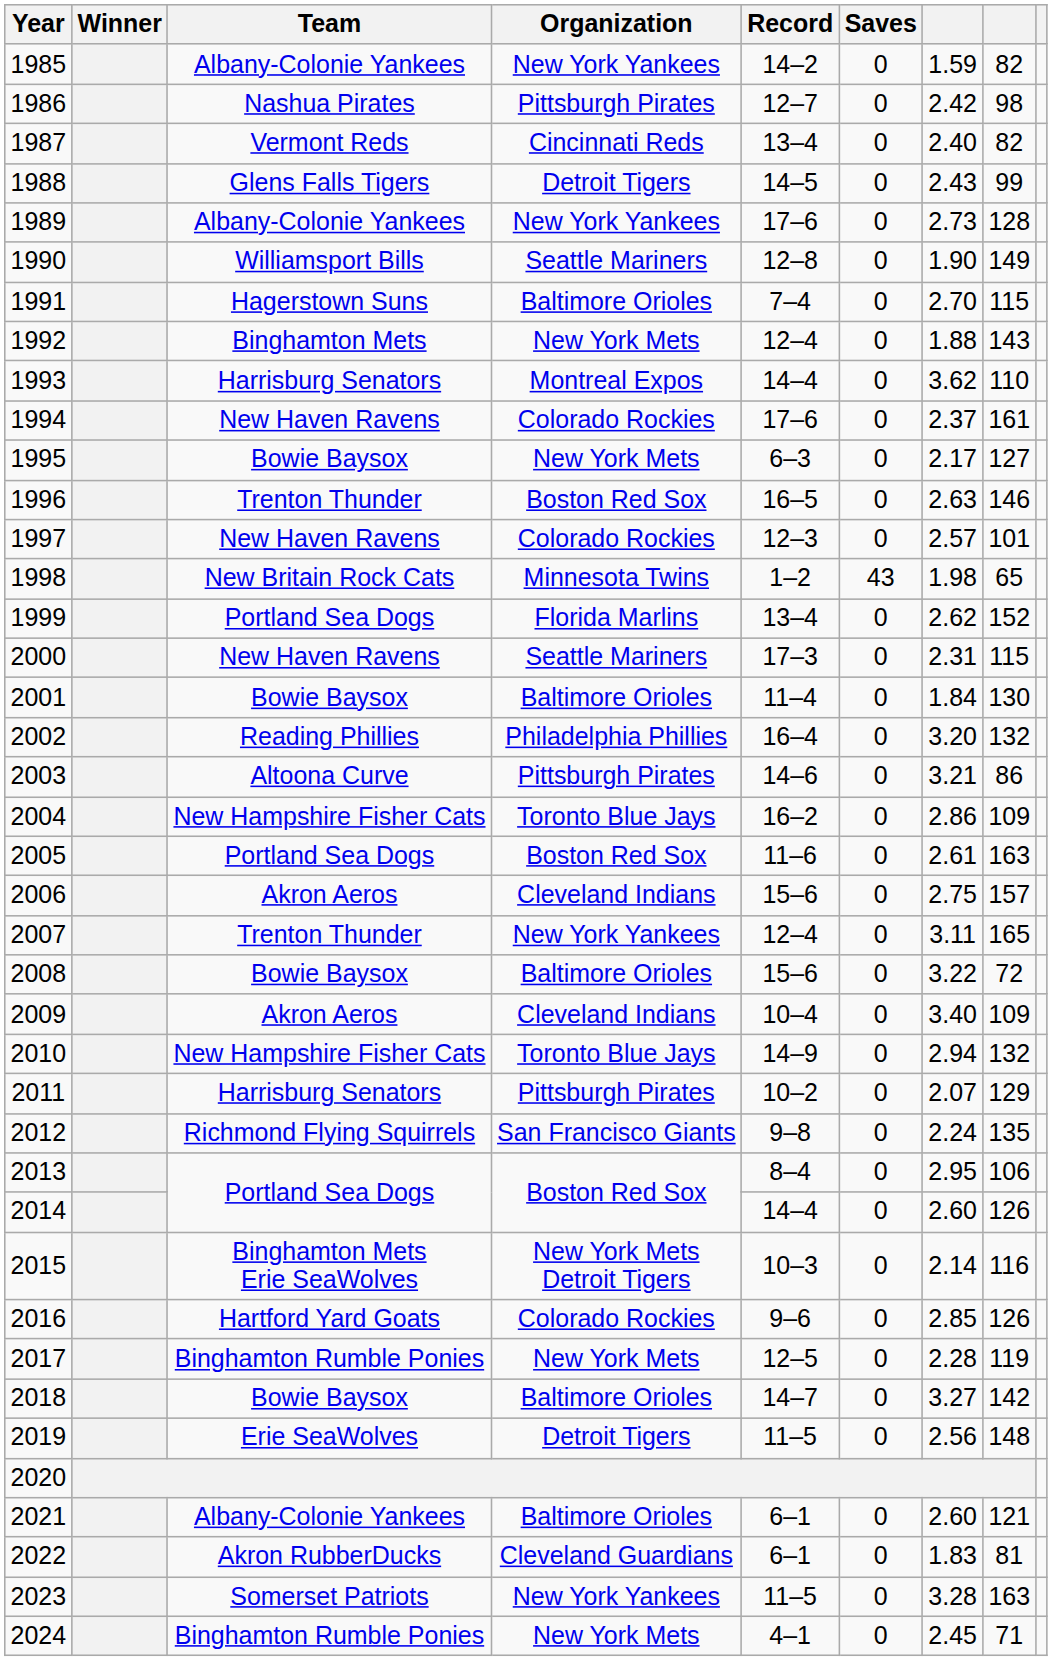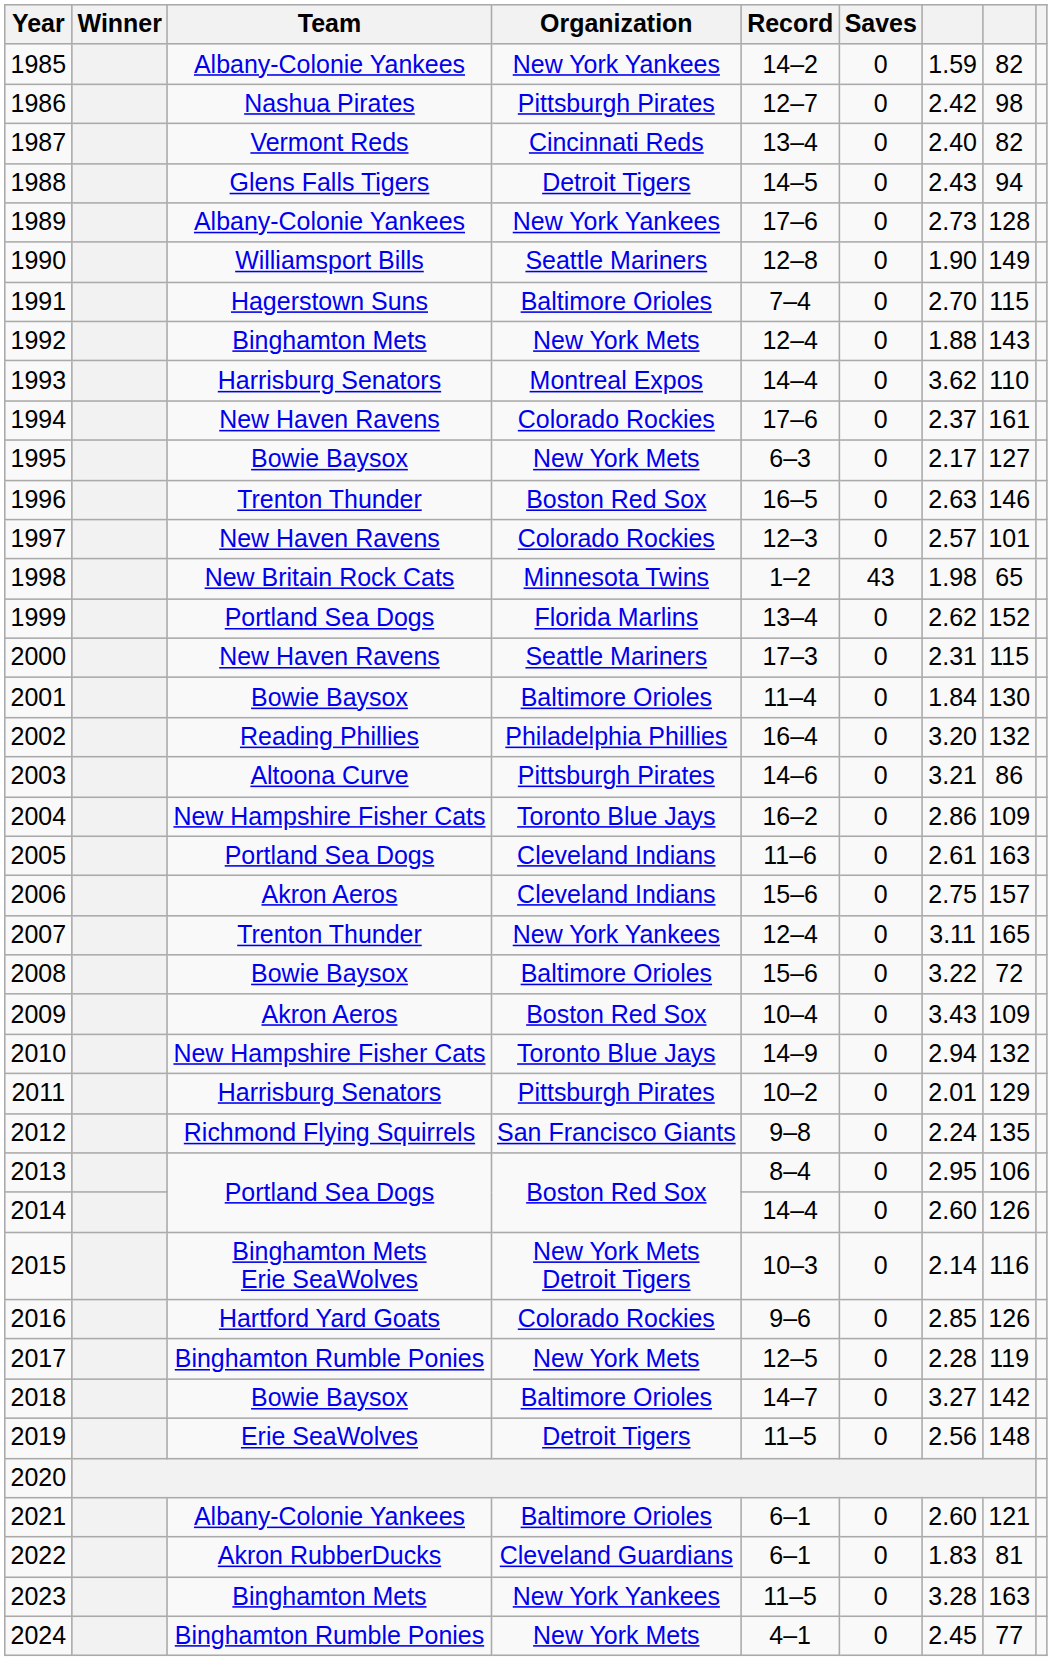(1009, 182) 99 -> (1009, 182) 94
(616, 855) Boston Red Sox -> (616, 855) Cleveland Indians
(616, 1013) Cleveland Indians -> (616, 1013) Boston Red Sox
(953, 1013) 3.40 -> (953, 1013) 3.43
(953, 1093) 2.07 -> (953, 1093) 2.01
(329, 1596) Somerset Patriots -> (329, 1596) Binghamton Mets
(1009, 1635) 71 -> (1009, 1635) 77
